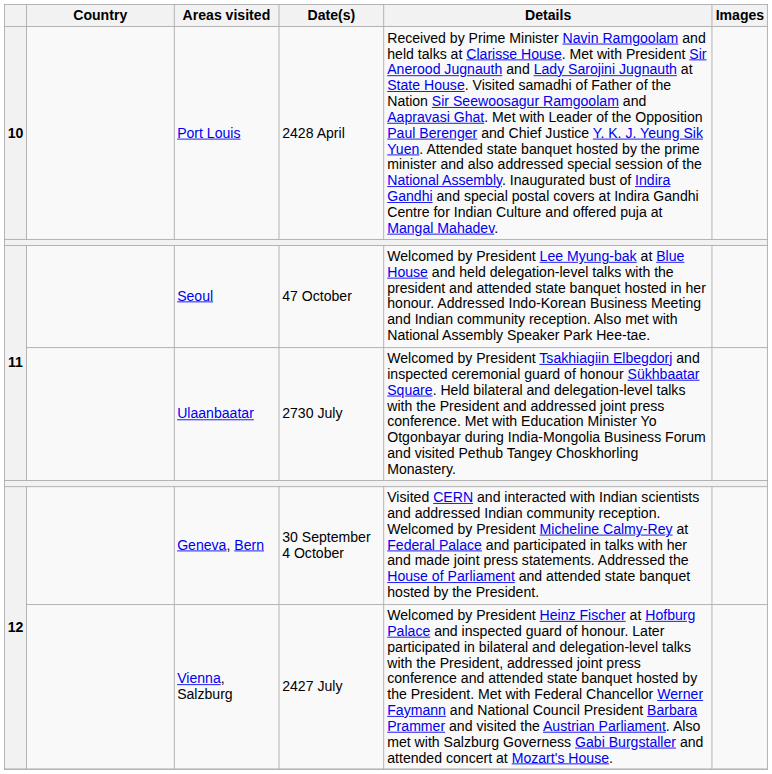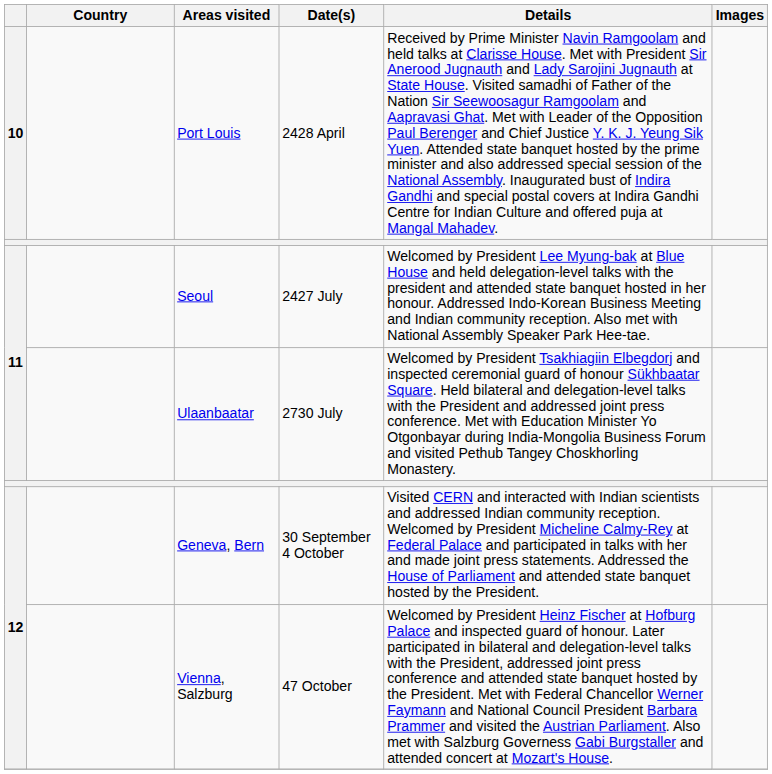(317, 296) 47 October -> (312, 296) 2427 July
(312, 686) 2427 July -> (317, 686) 47 October
